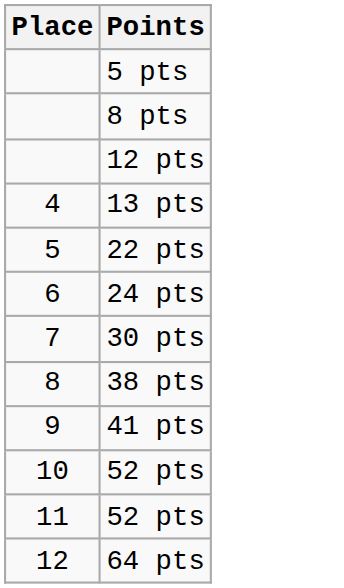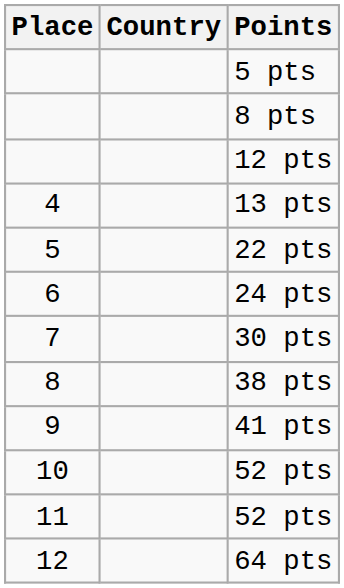+ column: (164, 27)
